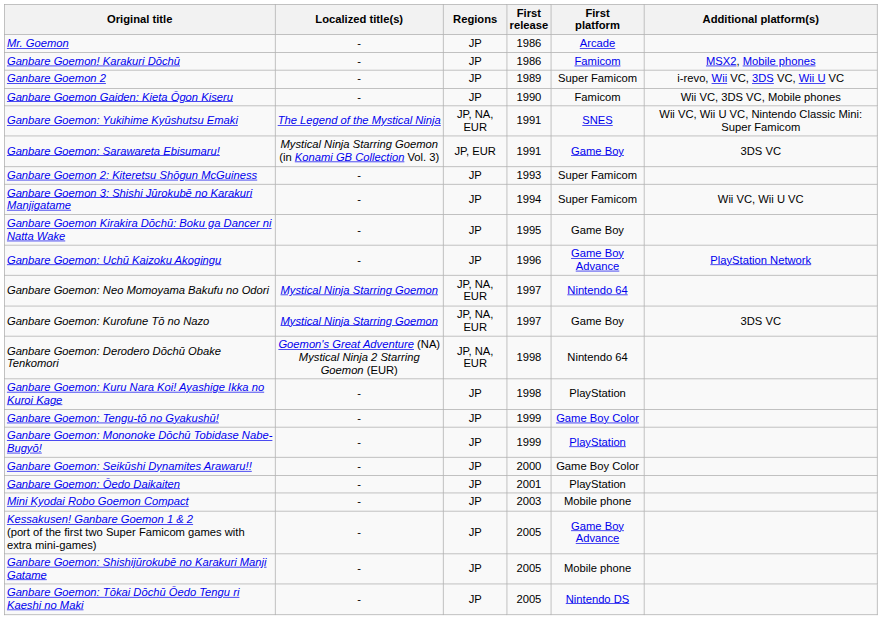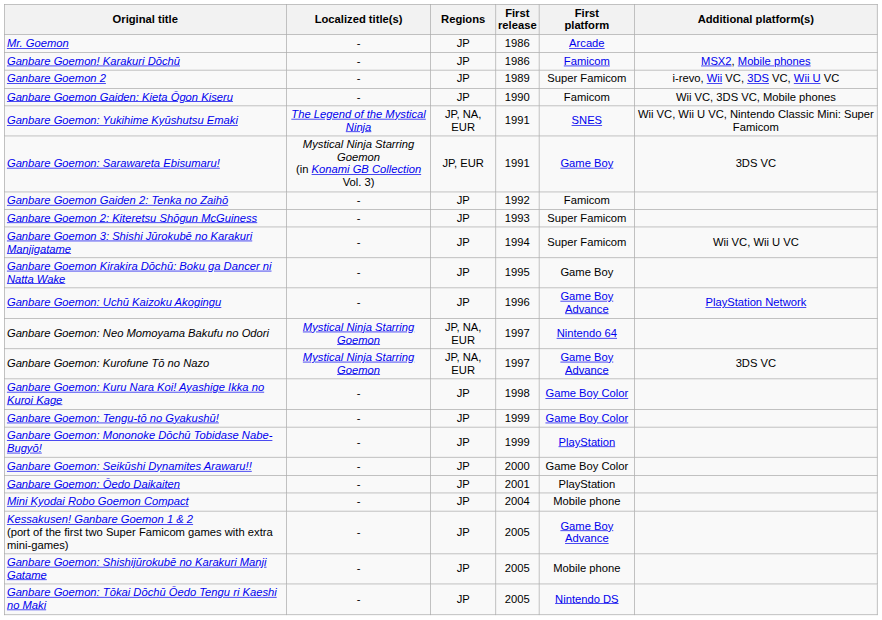+ row: (118, 200)
(598, 321) Game Boy -> (587, 363) Game Boy Advance
- row: (114, 357)
(598, 394) PlayStation -> (587, 394) Game Boy Color
(529, 502) 2003 -> (517, 502) 2004
